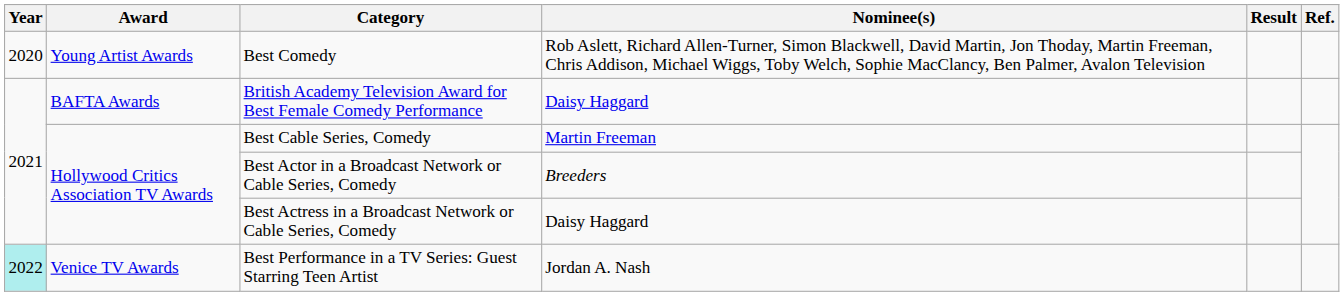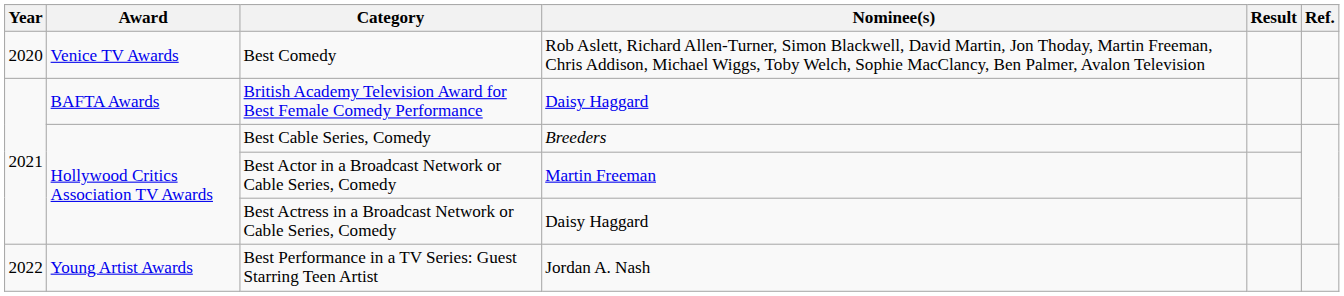(122, 54) Young Artist Awards -> (115, 54) Venice TV Awards
(601, 138) Martin Freeman -> (576, 138) Breeders
(576, 174) Breeders -> (601, 174) Martin Freeman
(26, 267) paleturquoise background -> (26, 267) no background
(115, 267) Venice TV Awards -> (122, 267) Young Artist Awards
